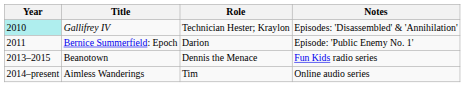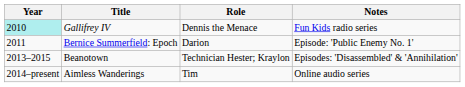(236, 27) Technician Hester; Kraylon -> (220, 27) Dennis the Menace
(376, 27) Episodes: 'Disassembled' & 'Annihilation' -> (336, 27) Fun Kids radio series
(220, 58) Dennis the Menace -> (236, 58) Technician Hester; Kraylon
(336, 58) Fun Kids radio series -> (376, 58) Episodes: 'Disassembled' & 'Annihilation'
